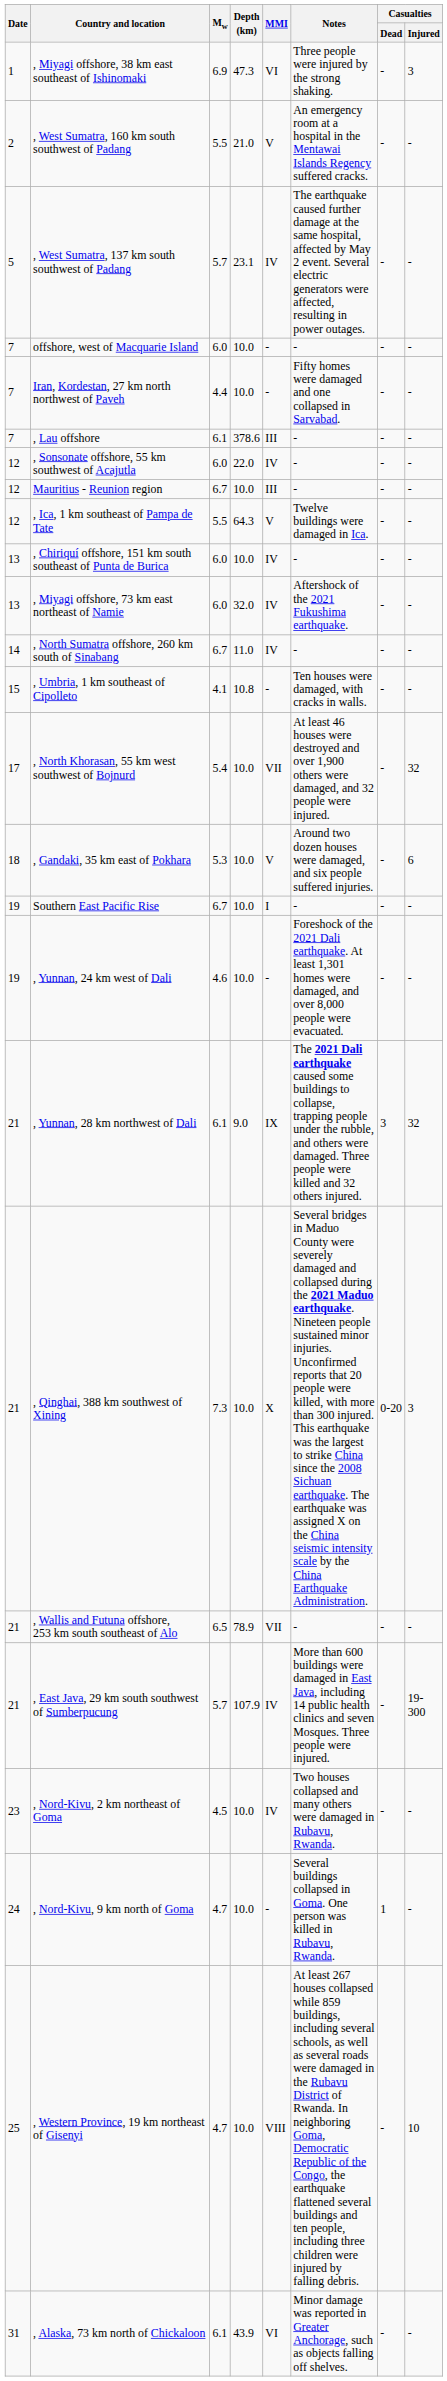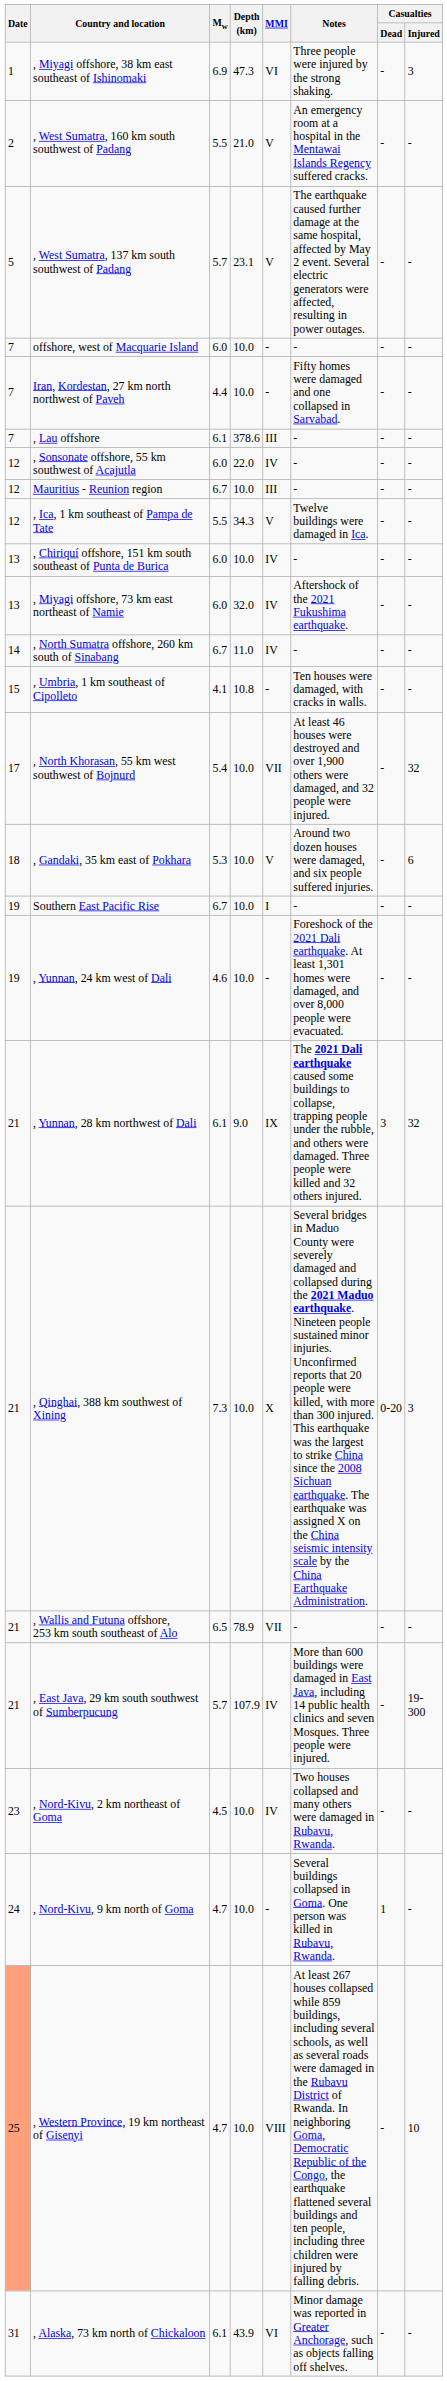(272, 262) IV -> (270, 262) V
(244, 521) 64.3 -> (244, 521) 34.3
(14, 2128) no background -> (14, 2128) lightsalmon background
